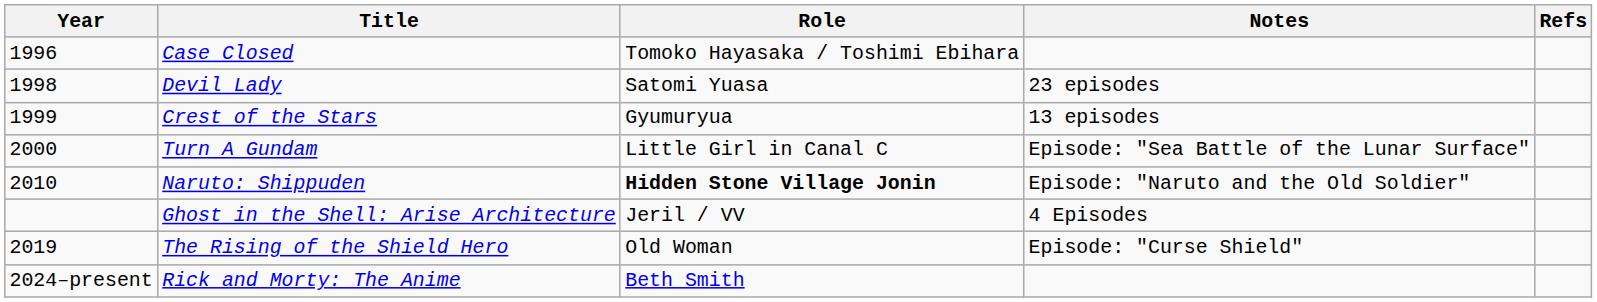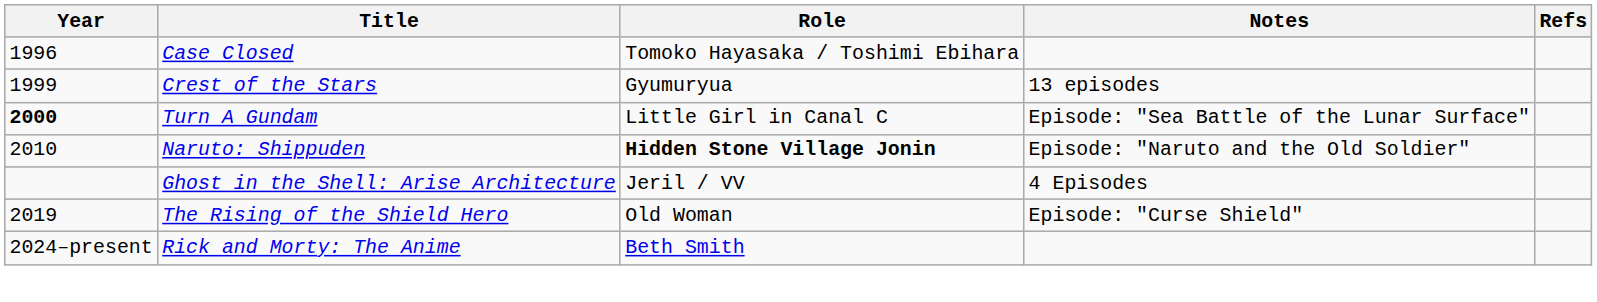- row: (222, 86)
(33, 151) normal -> (33, 118) bold
